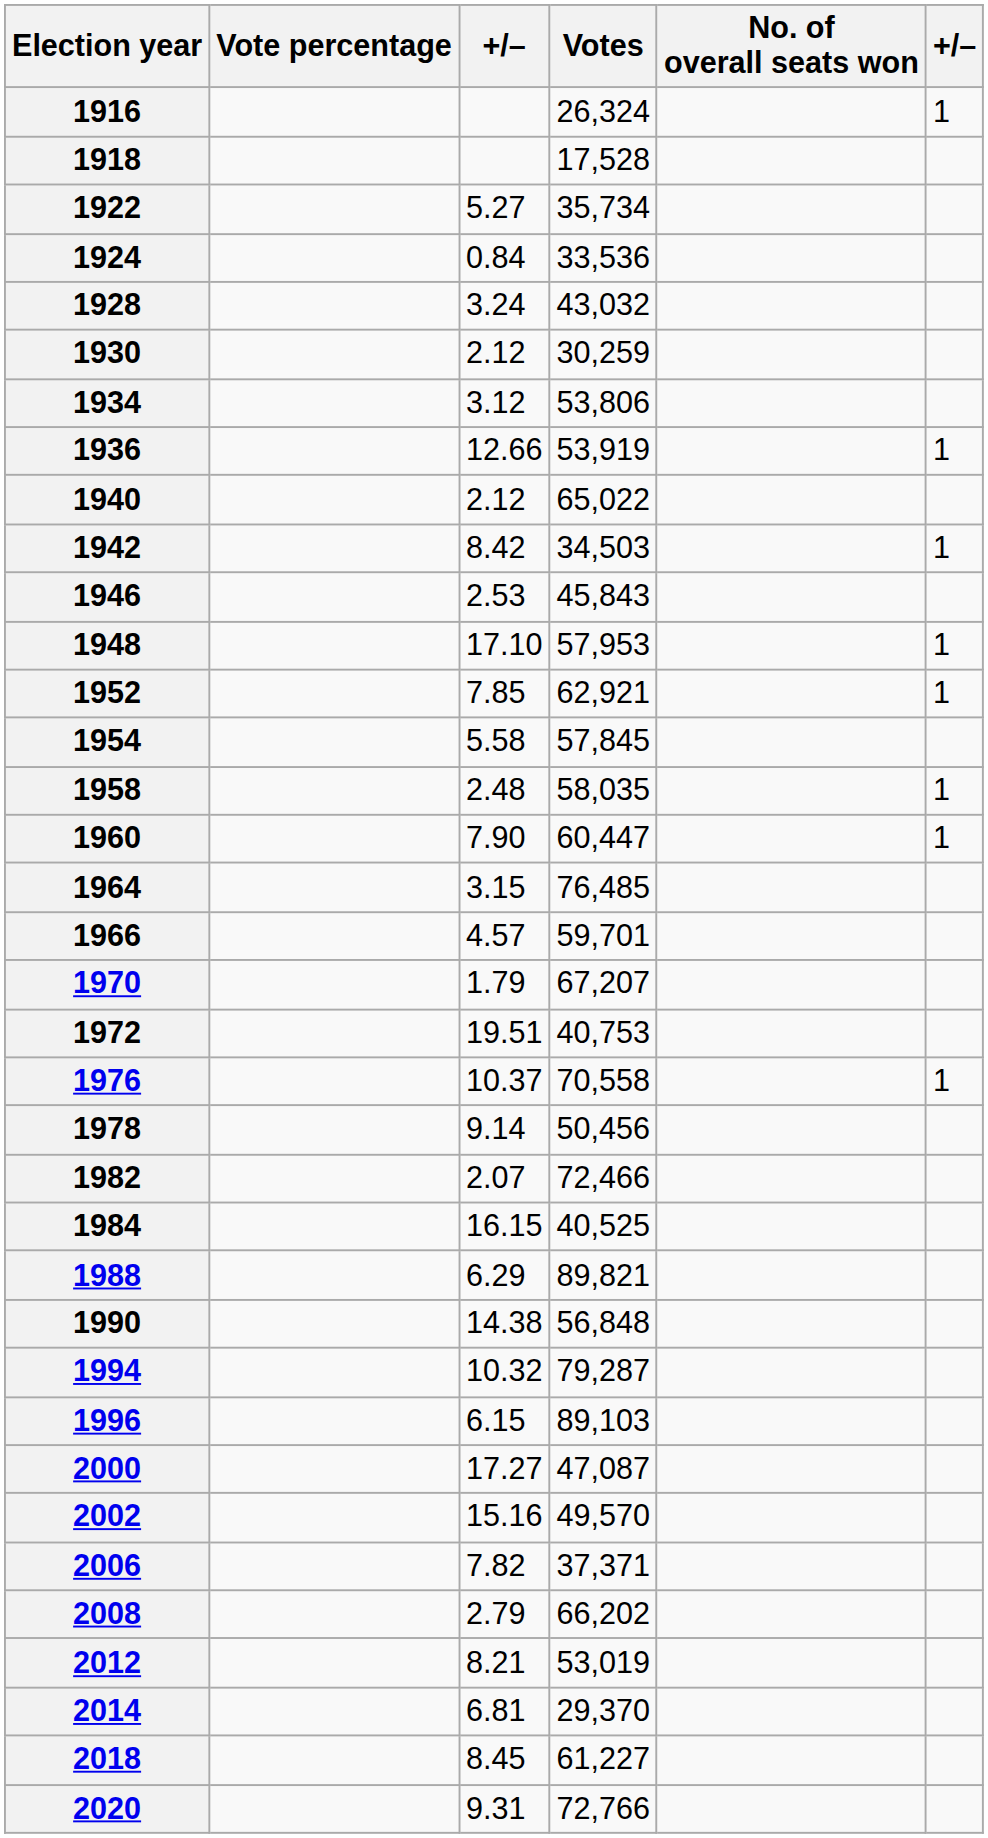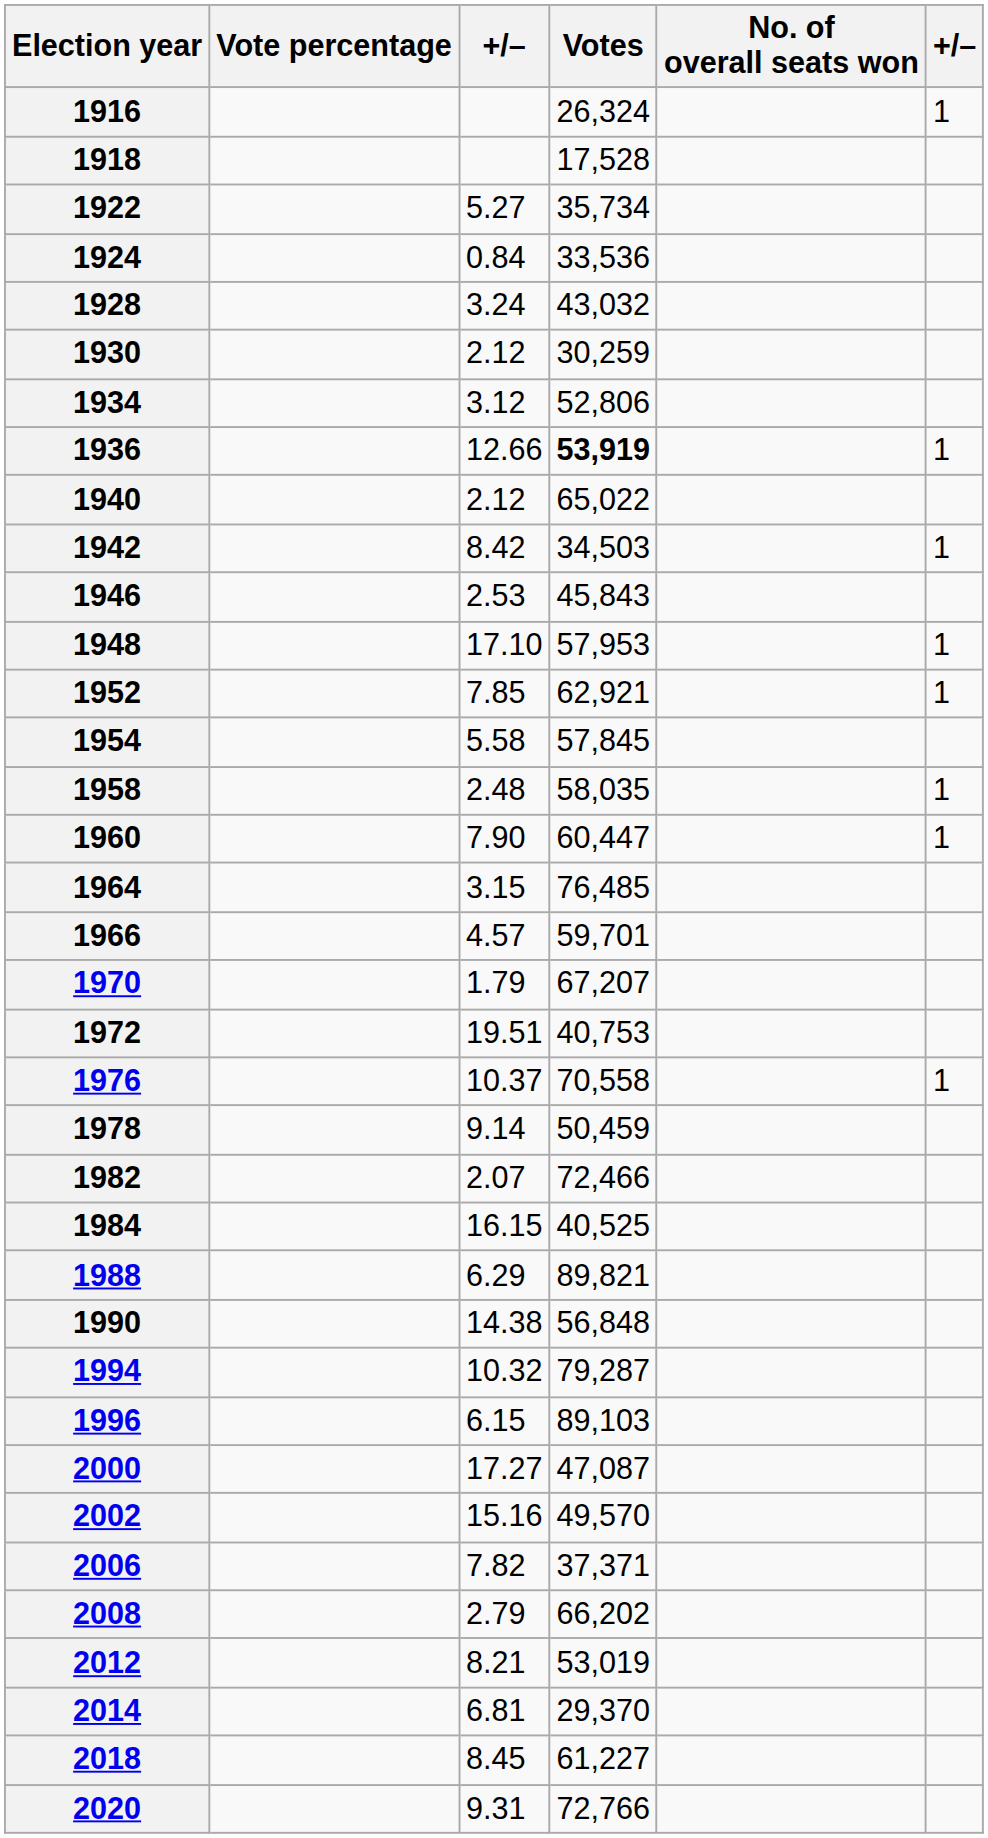(603, 402) 53,806 -> (603, 402) 52,806
(603, 450) normal -> (603, 450) bold
(603, 1129) 50,456 -> (603, 1129) 50,459
